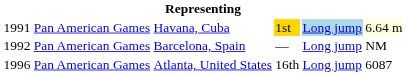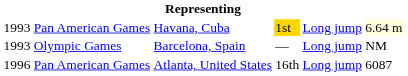(17, 27) 1991 -> (17, 27) 1993
(332, 27) lightblue background -> (332, 27) no background
(17, 46) 1992 -> (17, 46) 1993
(92, 46) Pan American Games -> (78, 46) Olympic Games
